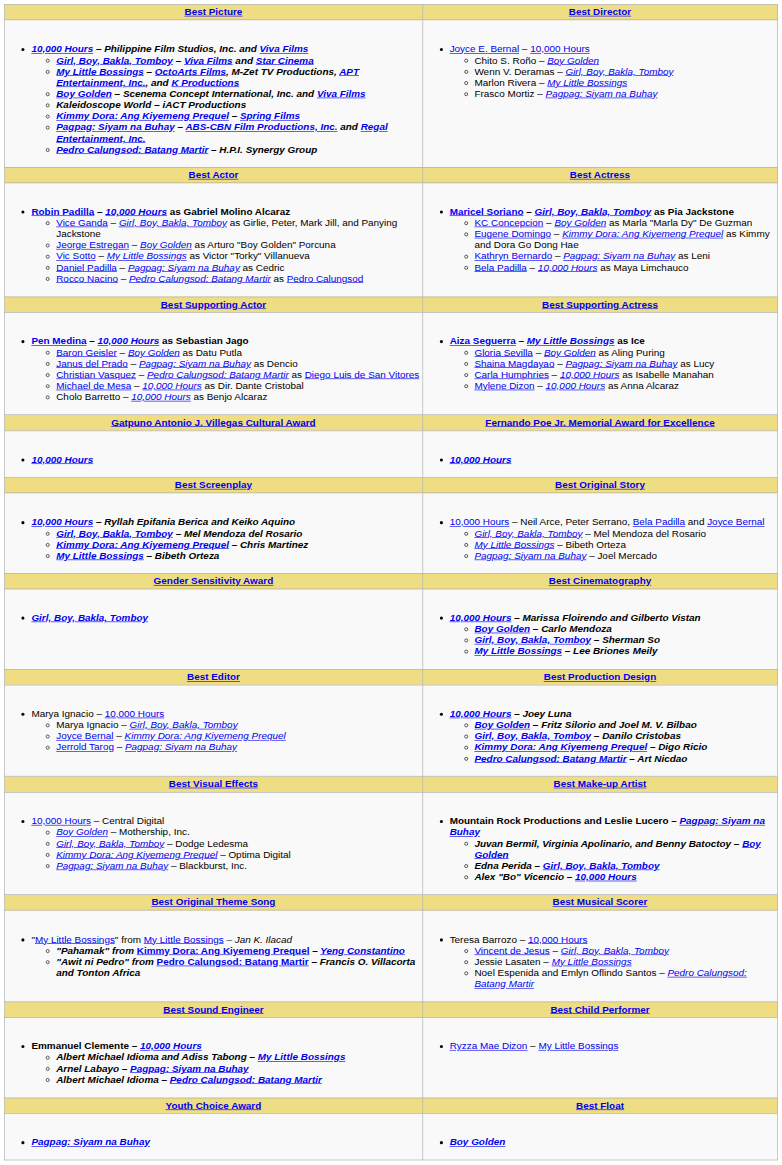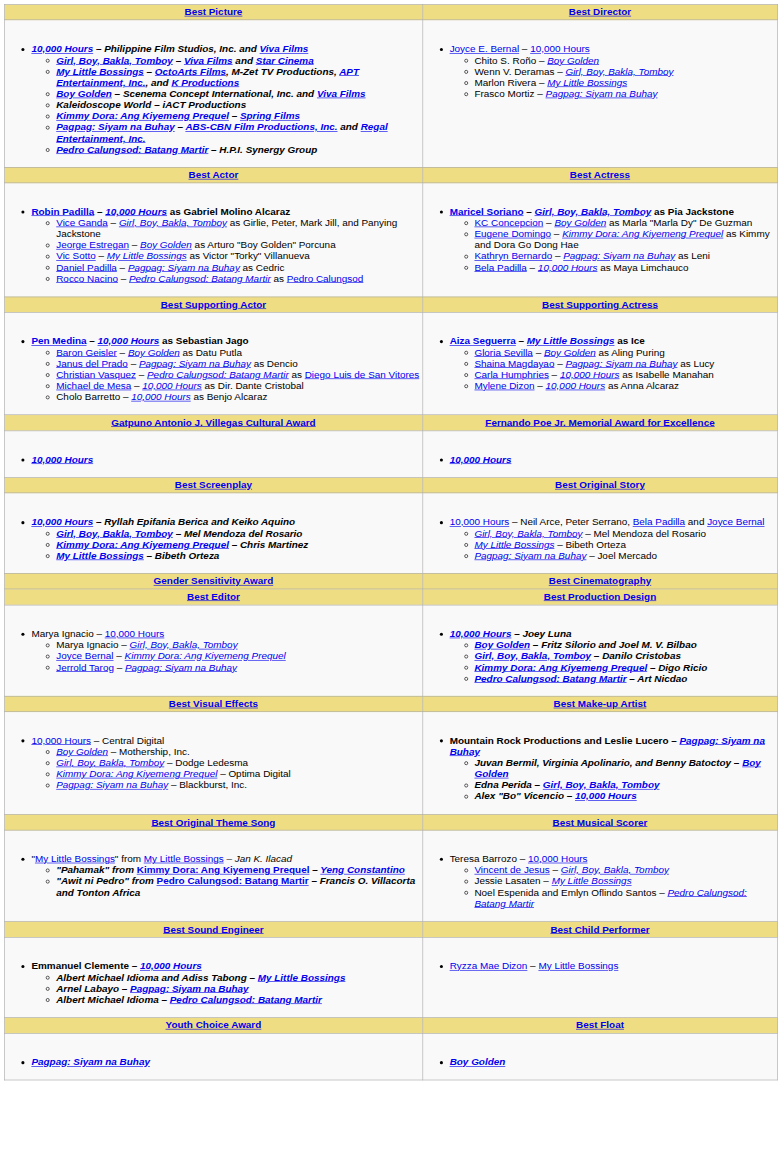- row: (213, 618)
